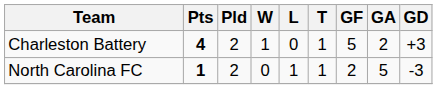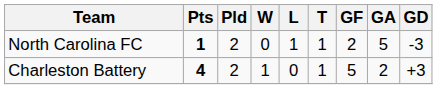rows swapped: (77, 44) <-> (75, 70)
